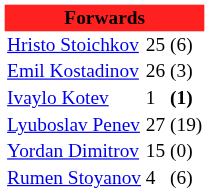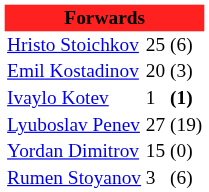(156, 71) 26 -> (156, 71) 20
(151, 177) 4 -> (151, 177) 3
